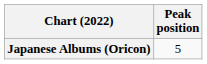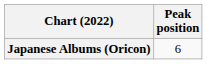(178, 48) 5 -> (178, 48) 6
